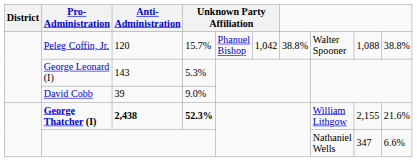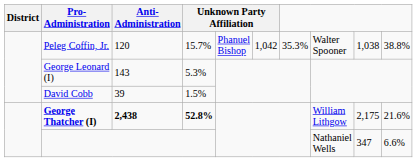(295, 45) 38.8% -> (295, 45) 35.3%
(368, 45) 1,088 -> (368, 45) 1,038
(196, 94) 9.0% -> (196, 94) 1.5%
(199, 116) 52.3% -> (199, 116) 52.8%
(368, 116) 2,155 -> (368, 116) 2,175
